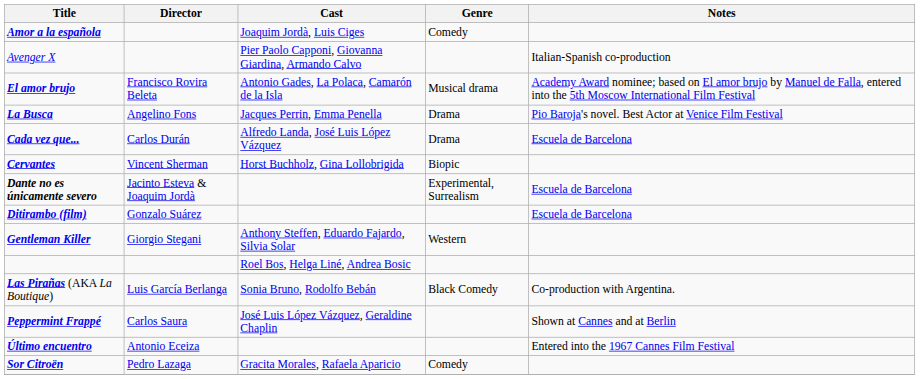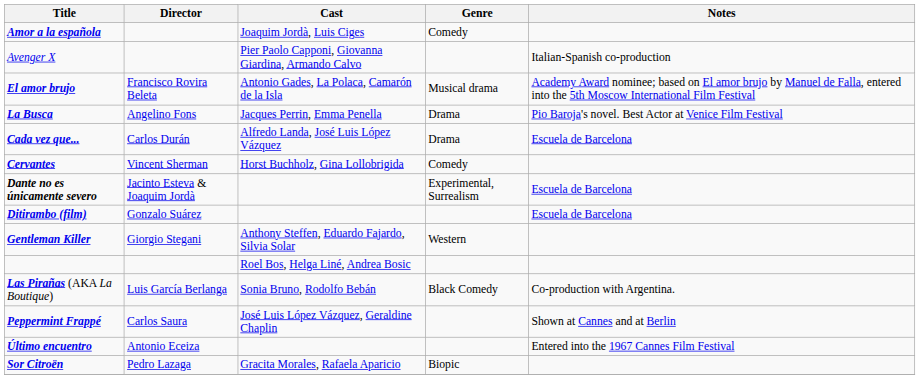(444, 164) Biopic -> (448, 164) Comedy
(448, 365) Comedy -> (444, 365) Biopic
